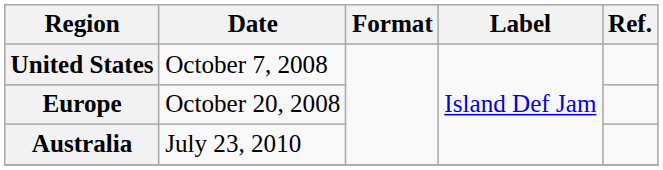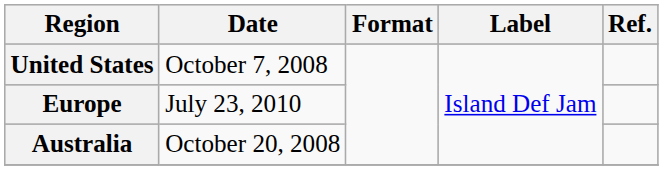(253, 104) October 20, 2008 -> (233, 104) July 23, 2010
(233, 143) July 23, 2010 -> (253, 143) October 20, 2008
